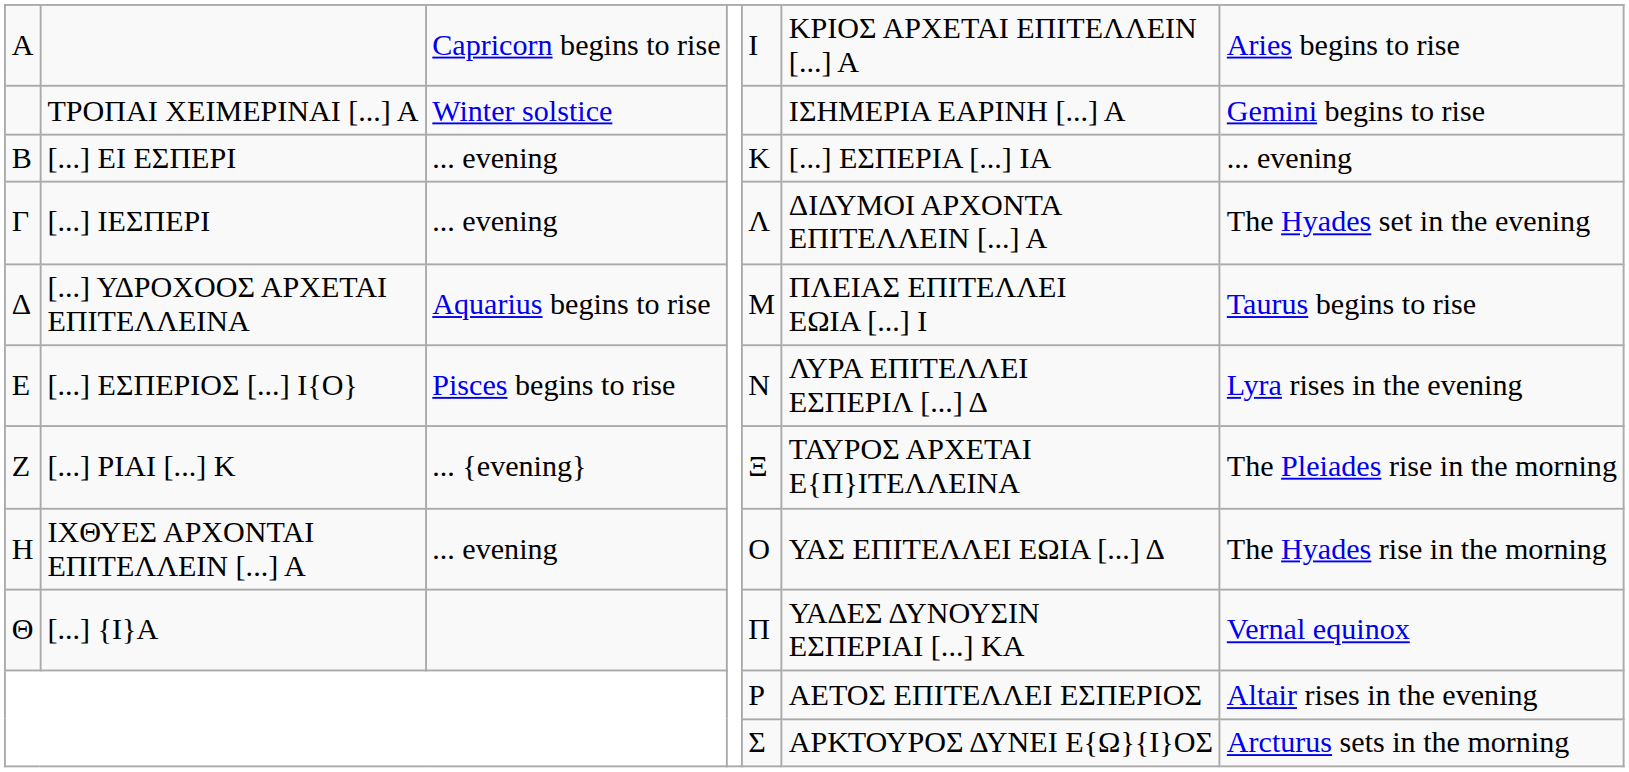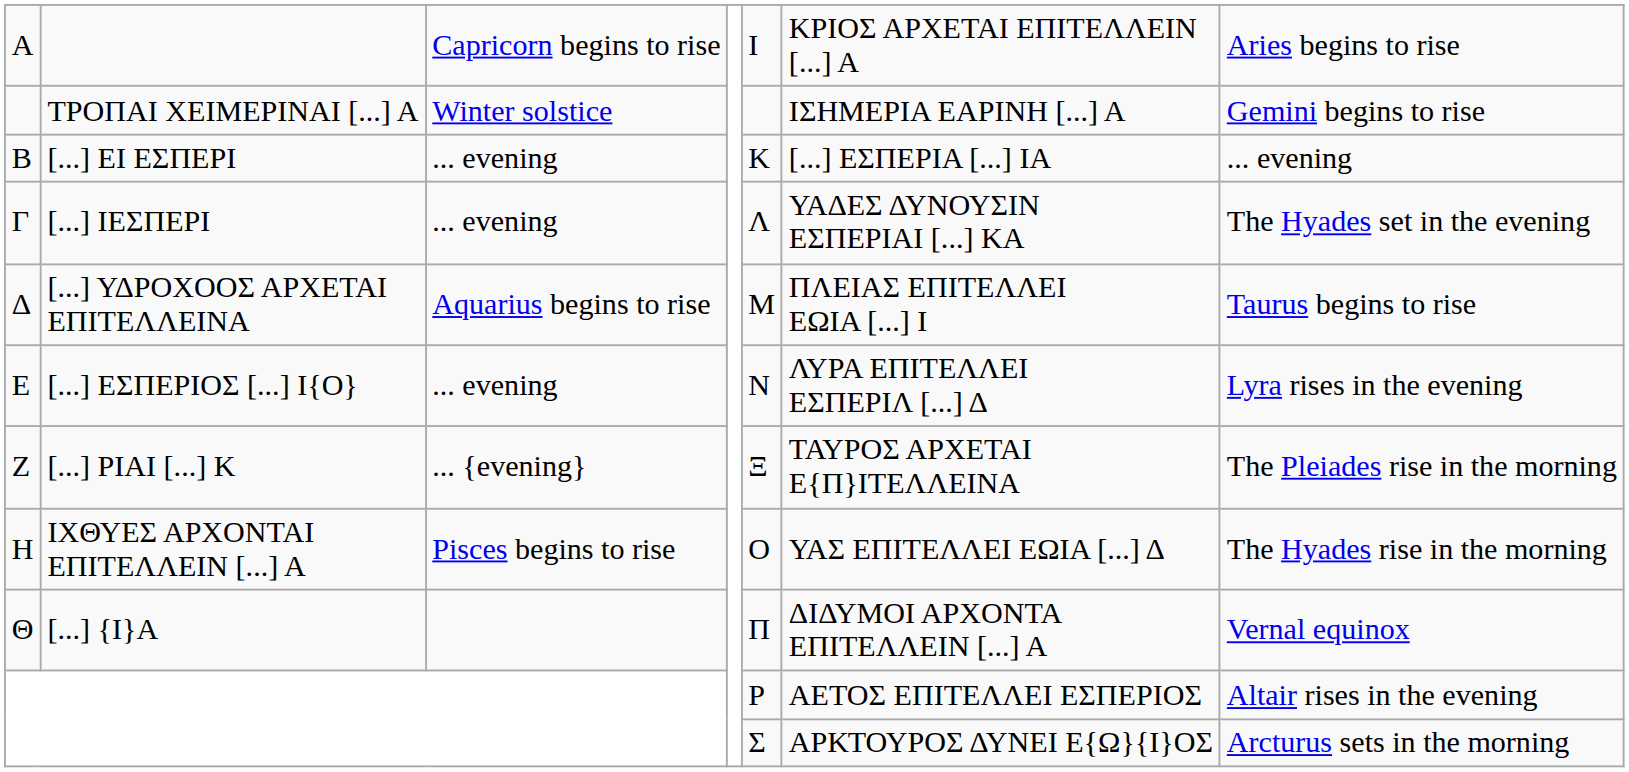(926, 222) ΔΙΔΥΜΟΙ ΑΡΧΟΝΤΑ ΕΠΙΤΕΛΛΕΙΝ [...] Α -> (914, 222) ΥΑΔΕΣ ΔΥΝΟΥΣΙΝ ΕΣΠΕΡΙΑΙ [...] ΚΑ
(554, 385) Pisces begins to rise -> (495, 385) ... evening
(495, 548) ... evening -> (554, 548) Pisces begins to rise
(914, 629) ΥΑΔΕΣ ΔΥΝΟΥΣΙΝ ΕΣΠΕΡΙΑΙ [...] ΚΑ -> (926, 629) ΔΙΔΥΜΟΙ ΑΡΧΟΝΤΑ ΕΠΙΤΕΛΛΕΙΝ [...] Α
